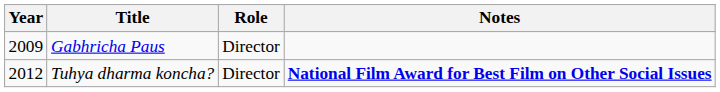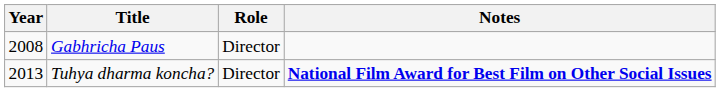(26, 45) 2009 -> (26, 45) 2008
(26, 73) 2012 -> (26, 73) 2013
